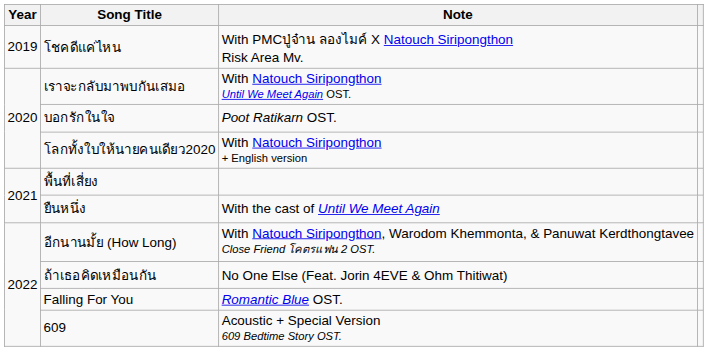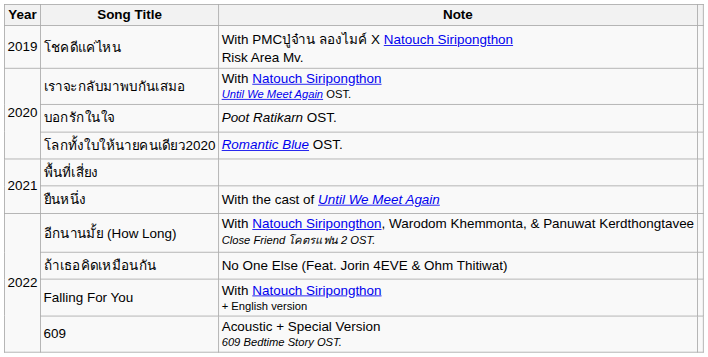(302, 149) With Natouch Siripongthon + English version -> (282, 145) Romantic Blue OST.
(282, 299) Romantic Blue OST. -> (302, 297) With Natouch Siripongthon + English version
